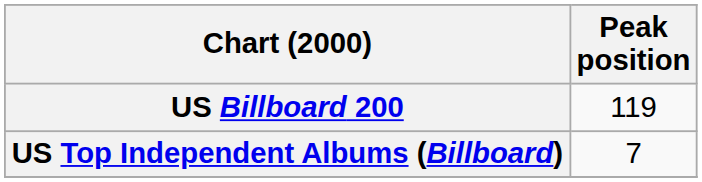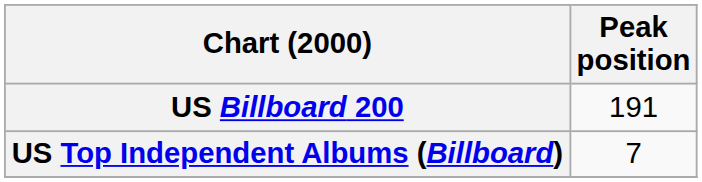(634, 107) 119 -> (634, 107) 191
